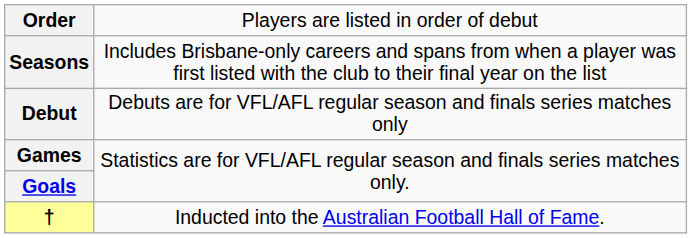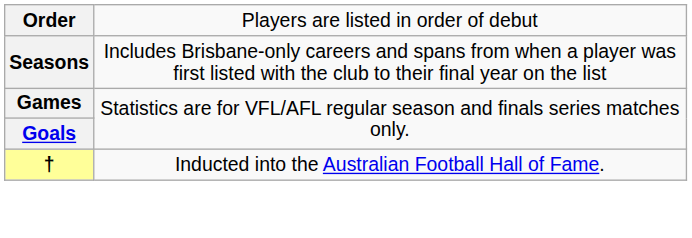- row: (49, 114)
